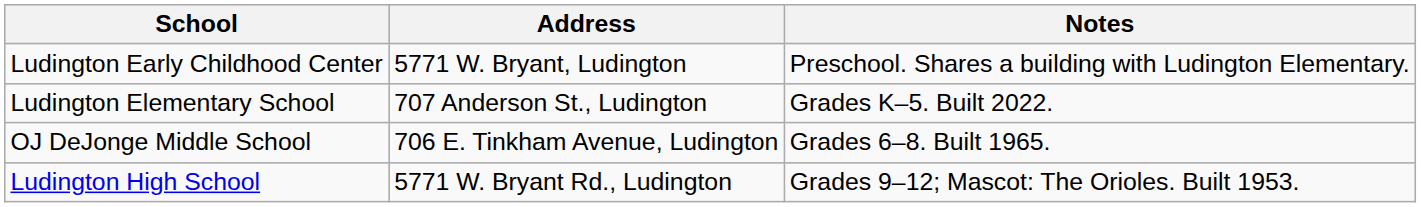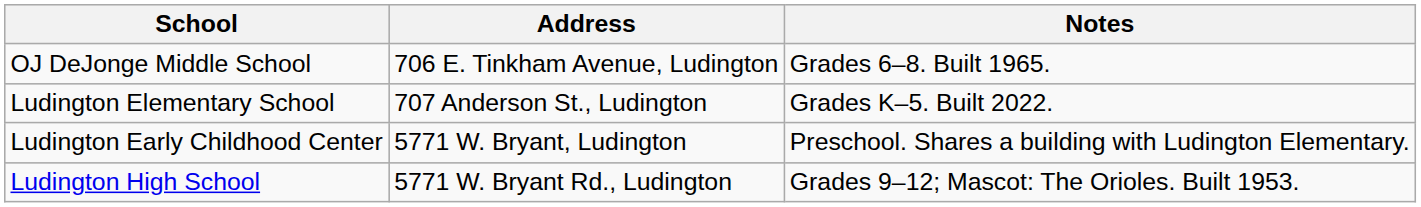rows swapped: (197, 63) <-> (161, 142)
